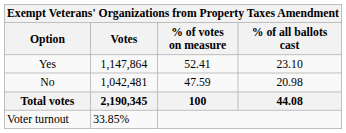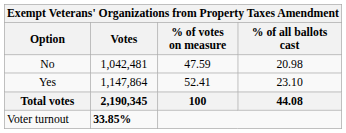rows swapped: (47, 63) <-> (47, 82)
(111, 119) normal -> (112, 119) bold
